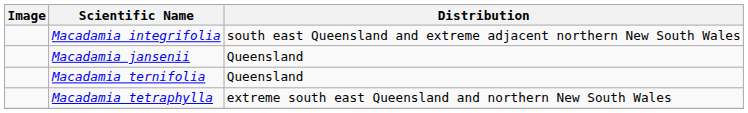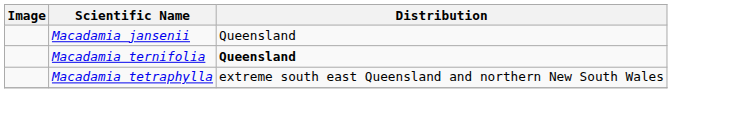- row: (136, 36)
(265, 77) normal -> (257, 56) bold
